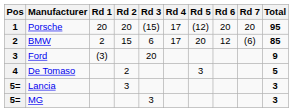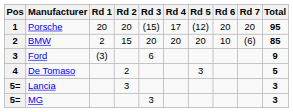(151, 42) 6 -> (151, 42) 20
(176, 42) 17 -> (176, 42) 20
(225, 42) 12 -> (225, 42) 10
(151, 56) 20 -> (151, 56) 6
